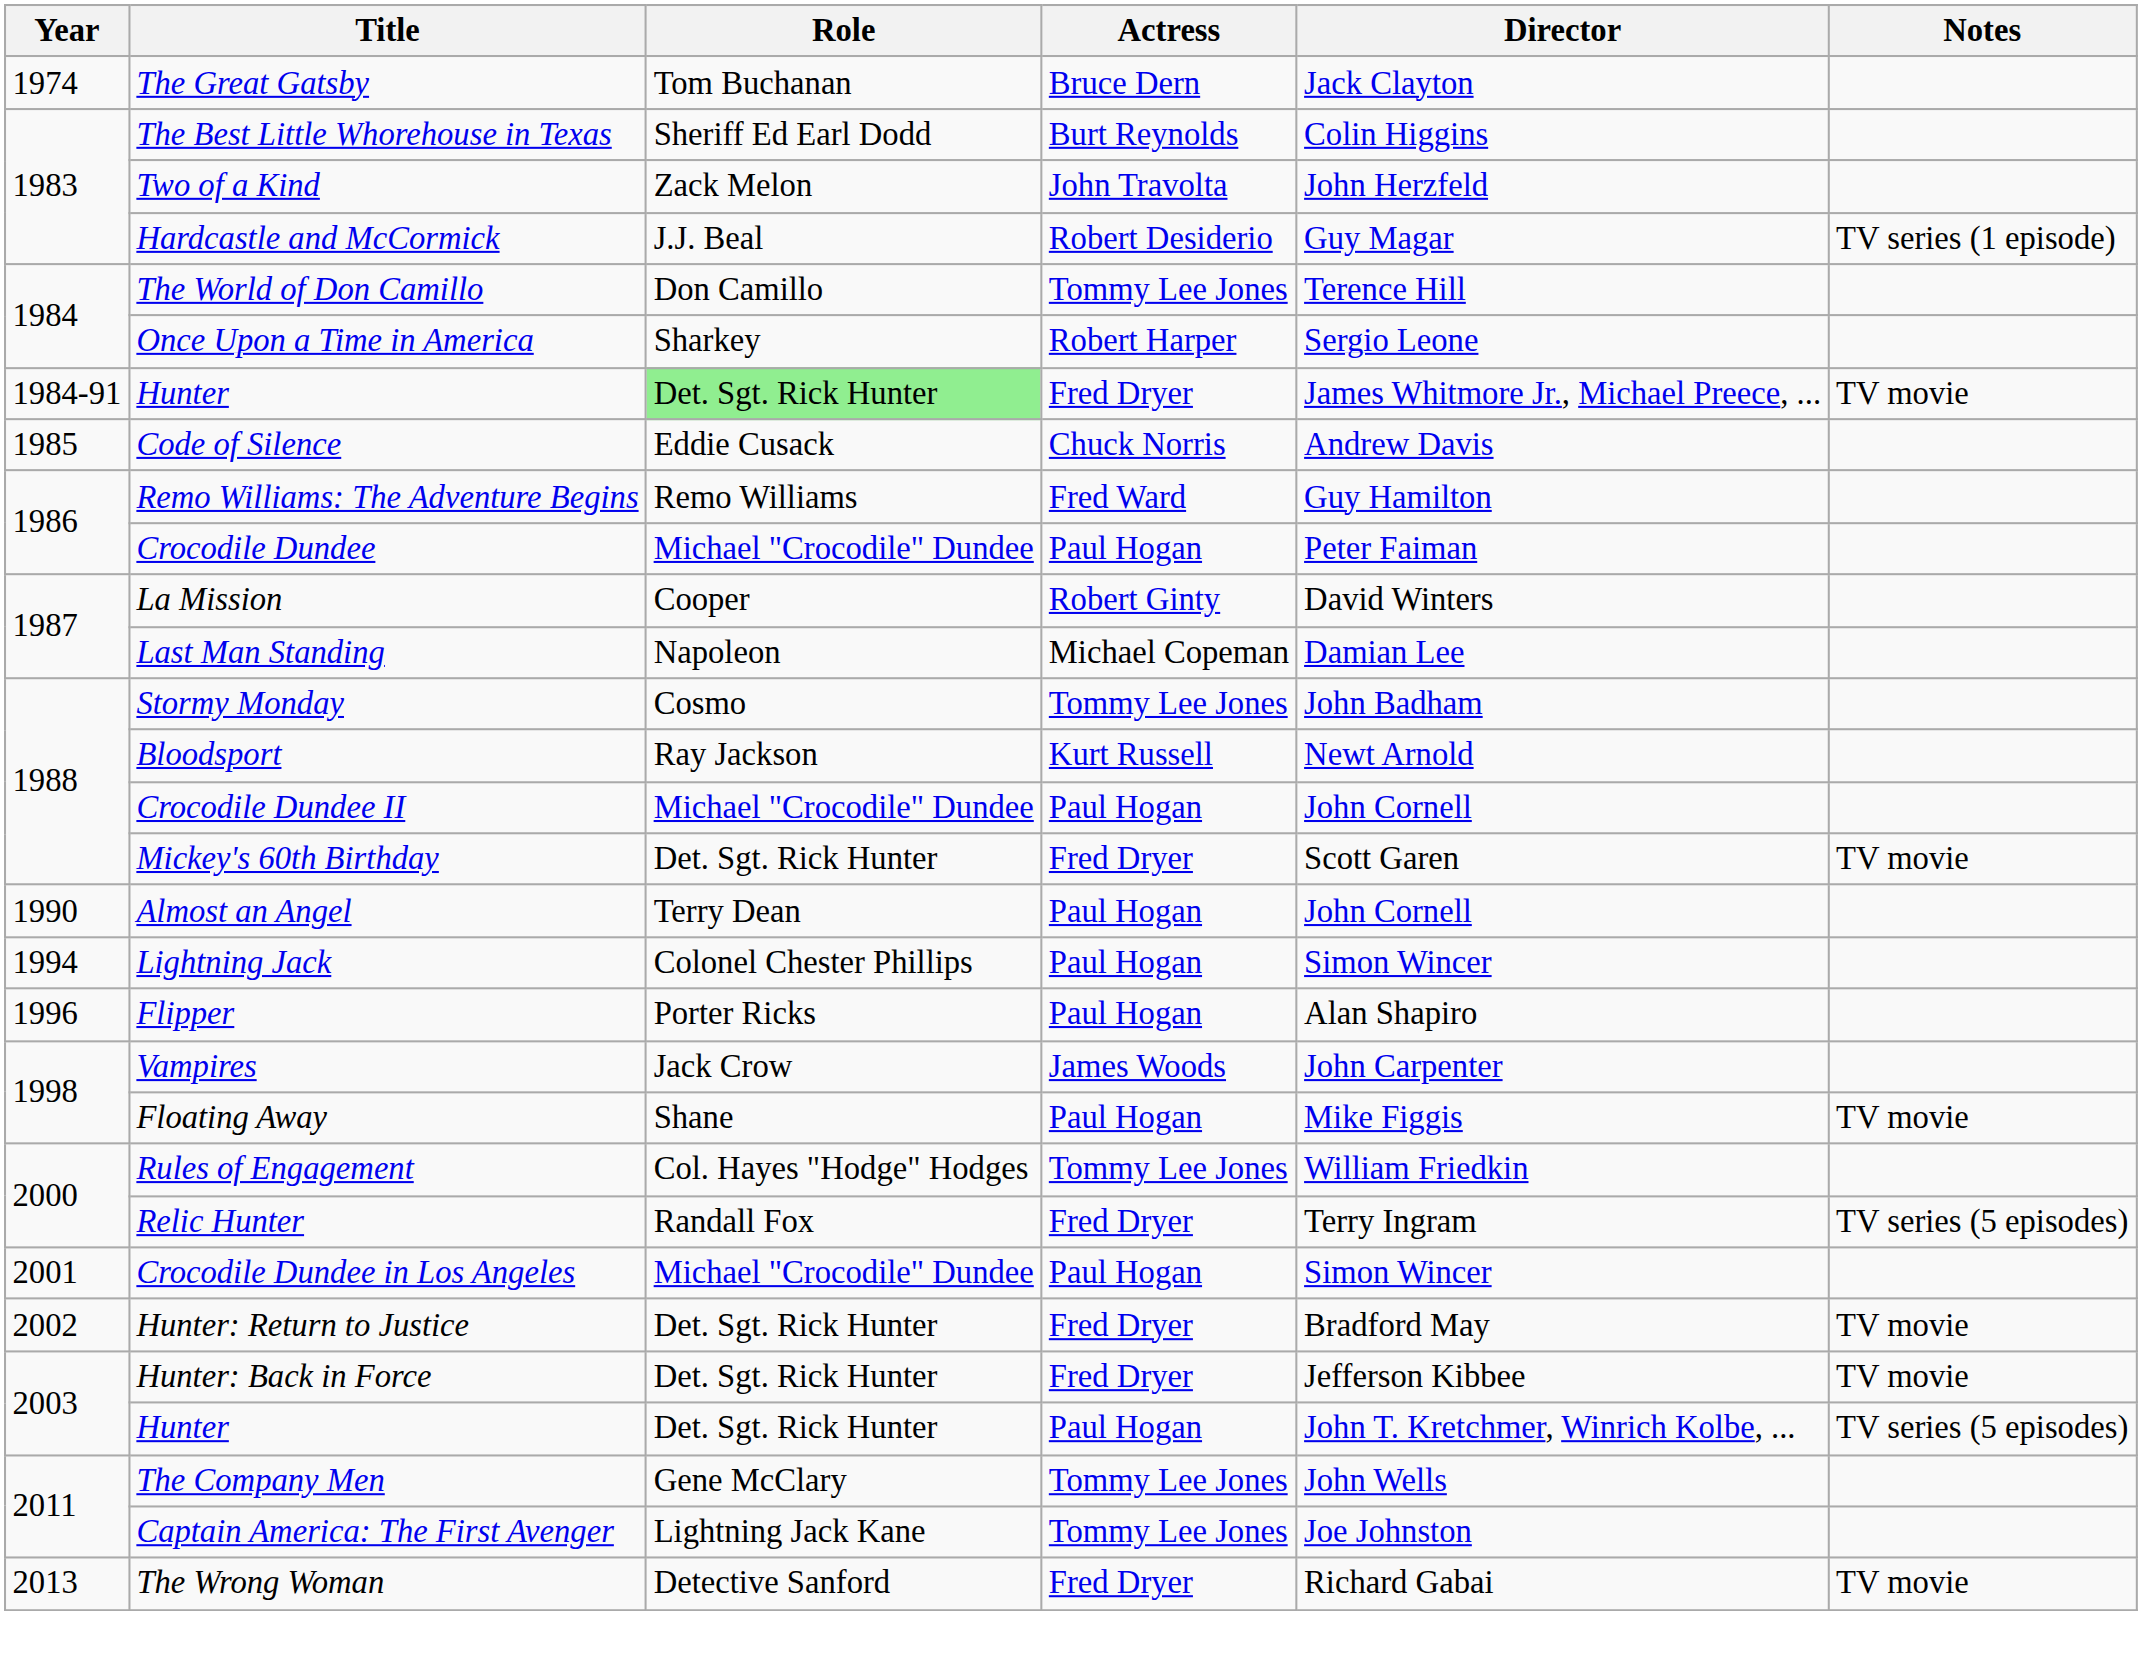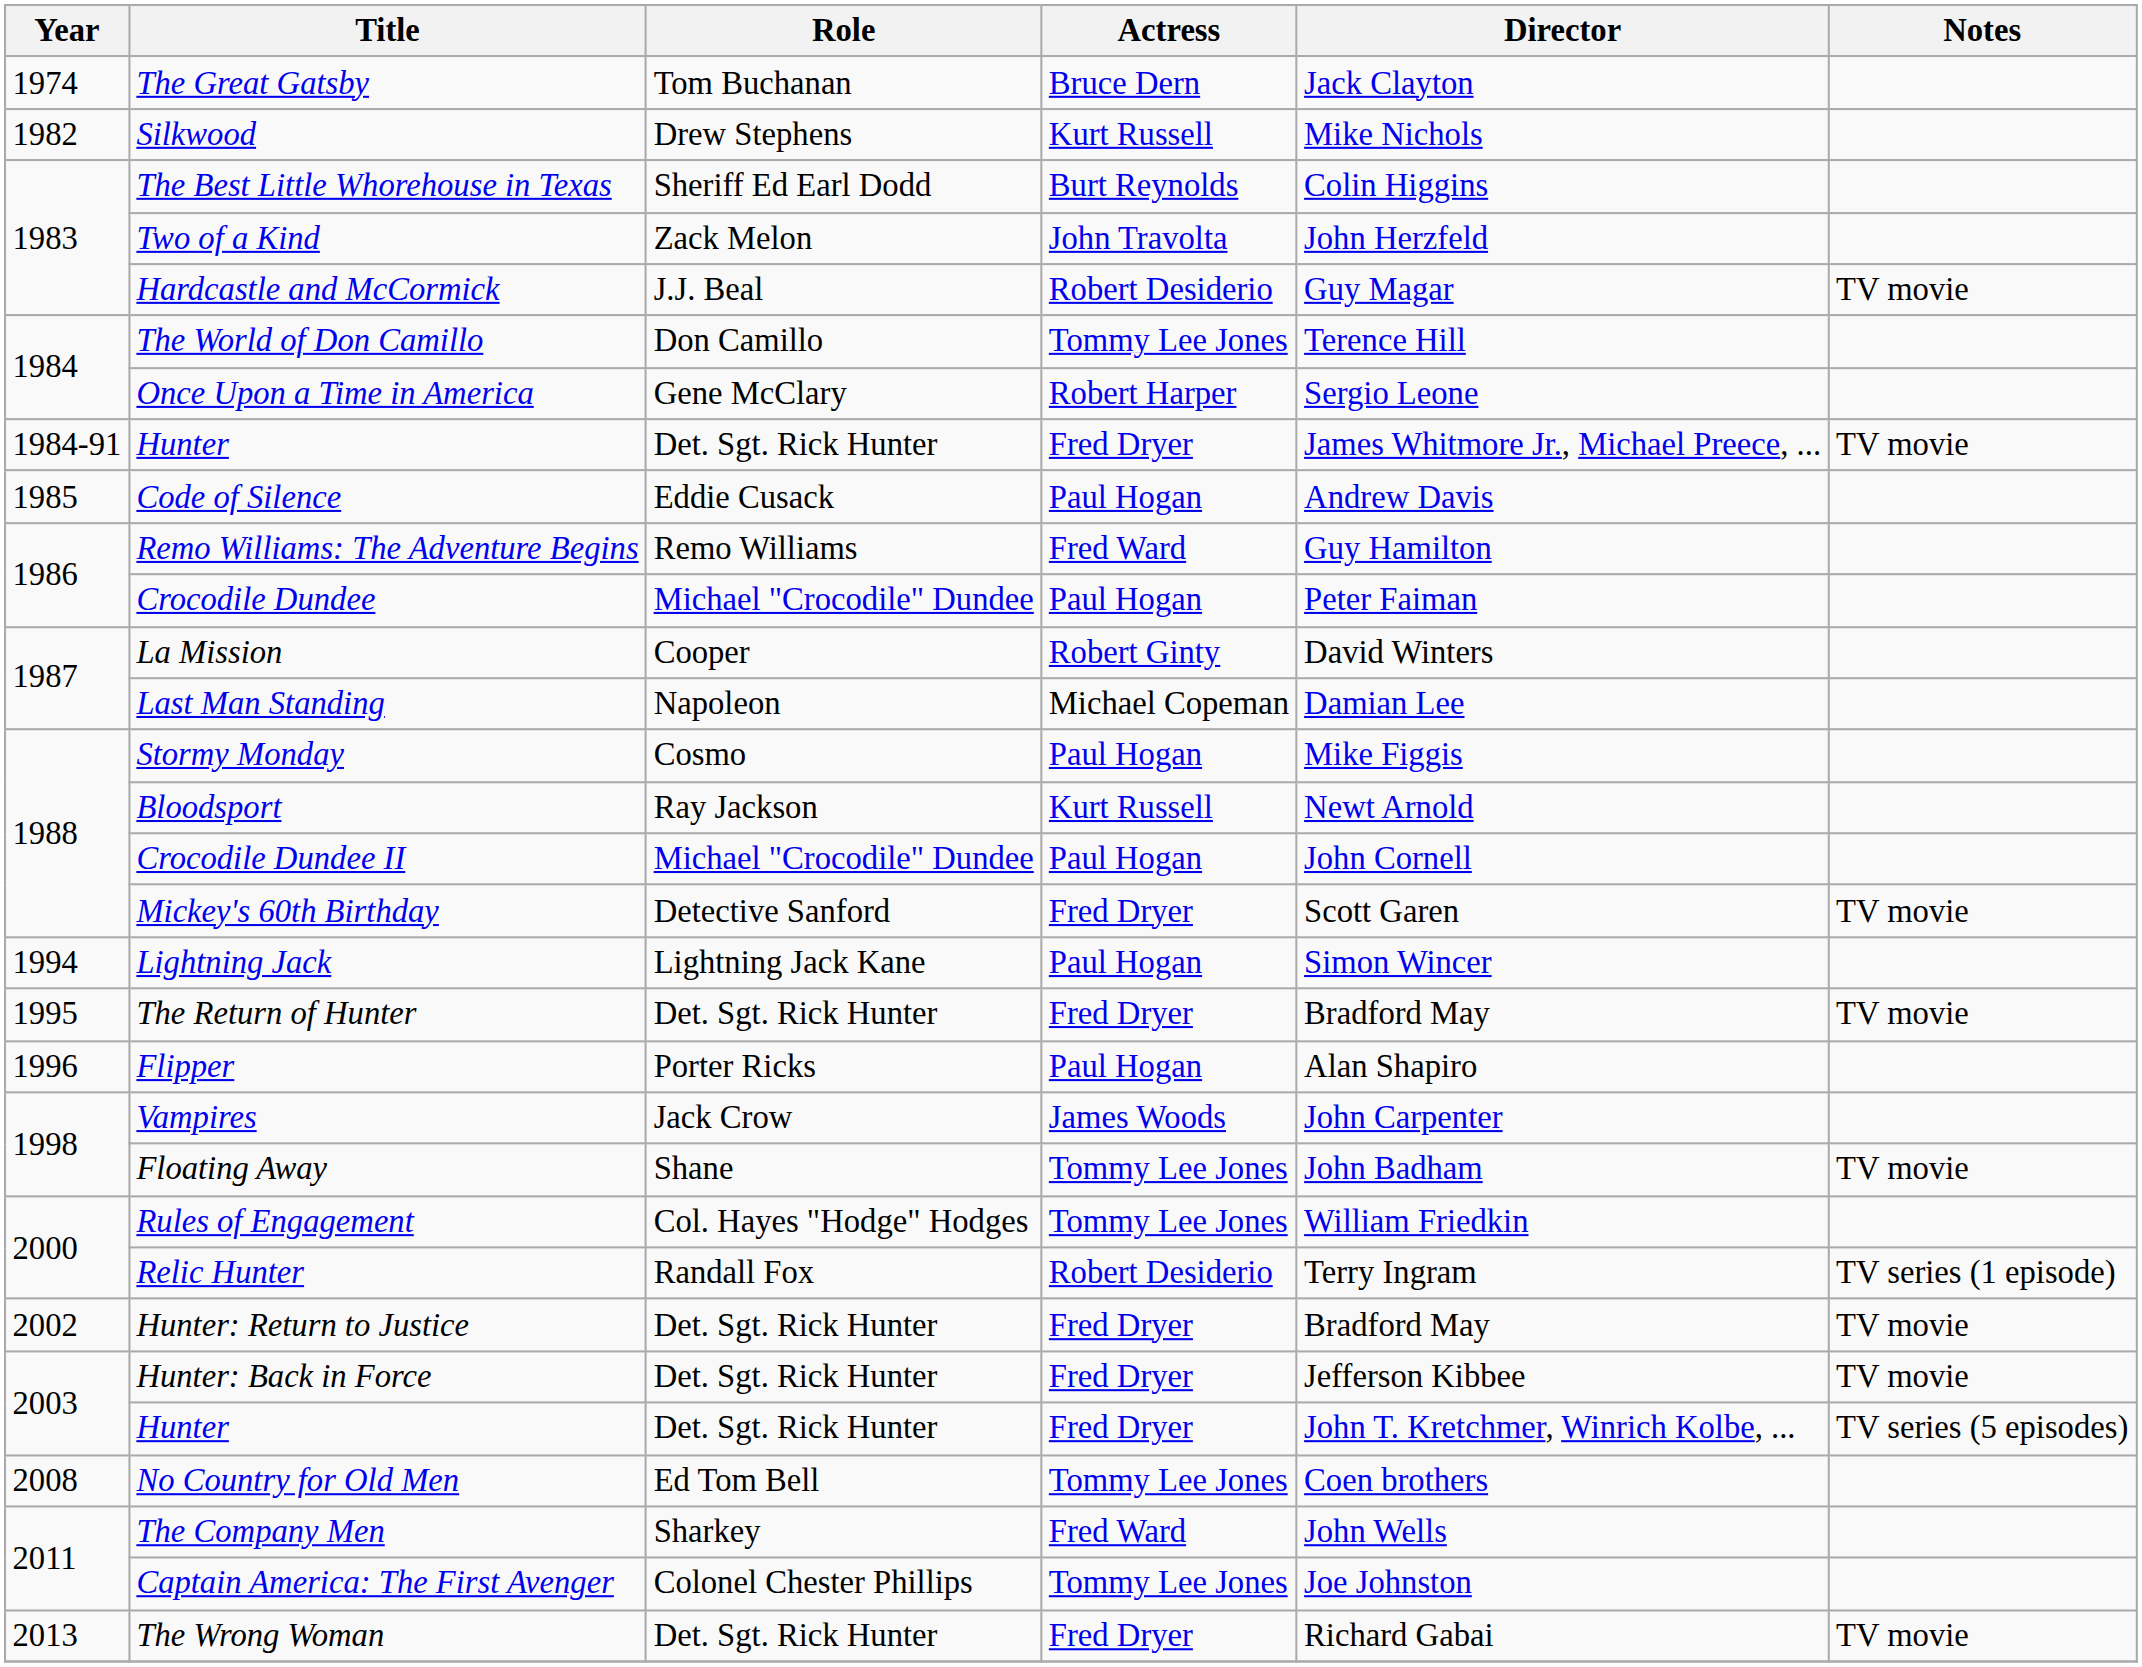+ row: (45, 133)
(1976, 237) TV series (1 episode) -> (1902, 289) TV movie
(707, 340) Sharkey -> (750, 392) Gene McClary
(796, 392) lightgreen background -> (796, 444) no background
(1137, 444) Chuck Norris -> (1125, 496) Paul Hogan
(1168, 703) Tommy Lee Jones -> (1125, 755) Paul Hogan
(1393, 703) John Badham -> (1383, 755) Mike Figgis
(796, 858) Det. Sgt. Rick Hunter -> (772, 910) Detective Sanford
- row: (45, 910)
(813, 962) Colonel Chester Phillips -> (790, 962) Lightning Jack Kane
+ row: (45, 1013)
(1125, 1117) Paul Hogan -> (1168, 1169) Tommy Lee Jones
(1383, 1117) Mike Figgis -> (1393, 1169) John Badham
(1121, 1220) Fred Dryer -> (1161, 1272) Robert Desiderio
(1982, 1220) TV series (5 episodes) -> (1976, 1272) TV series (1 episode)
- row: (45, 1272)
(1125, 1428) Paul Hogan -> (1121, 1428) Fred Dryer
+ row: (45, 1479)
(750, 1479) Gene McClary -> (707, 1531) Sharkey
(1168, 1479) Tommy Lee Jones -> (1117, 1531) Fred Ward
(790, 1531) Lightning Jack Kane -> (813, 1583) Colonel Chester Phillips
(772, 1583) Detective Sanford -> (796, 1635) Det. Sgt. Rick Hunter
